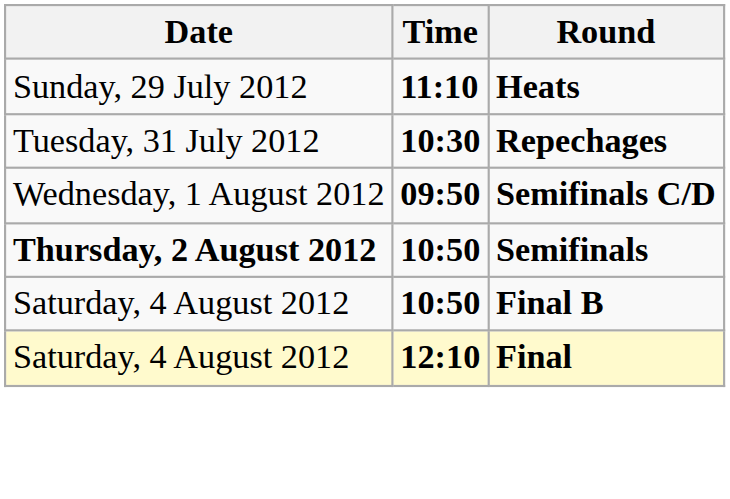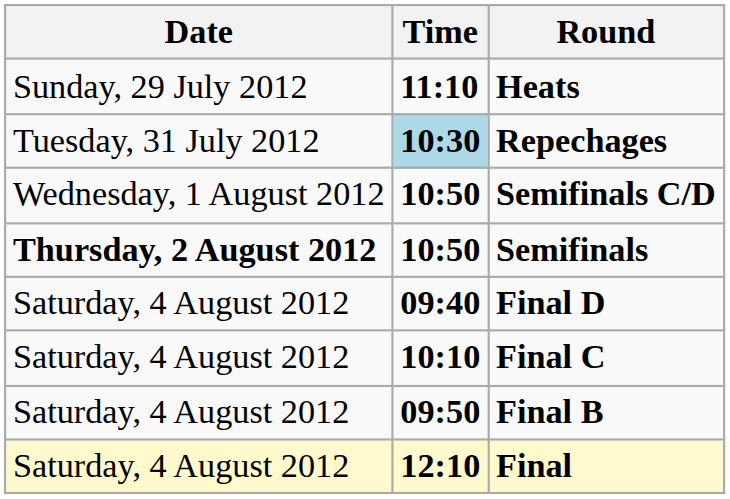(440, 140) no background -> (440, 140) lightblue background
(440, 194) 09:50 -> (440, 194) 10:50
+ row: (551, 303)
+ row: (551, 357)
(440, 303) 10:50 -> (440, 411) 09:50
